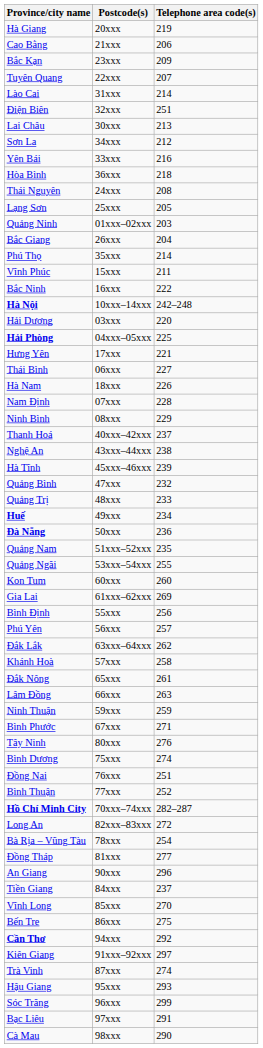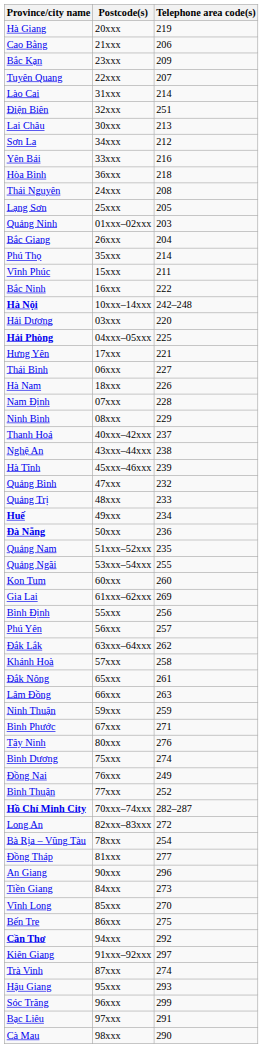(164, 775) 251 -> (164, 775) 249
(164, 889) 237 -> (164, 889) 273
